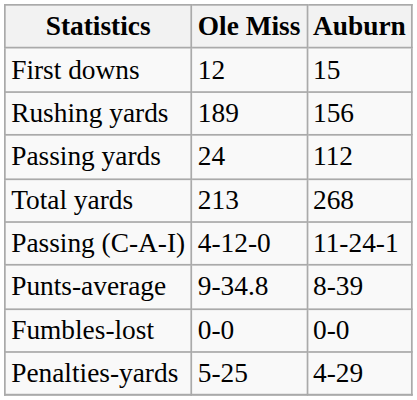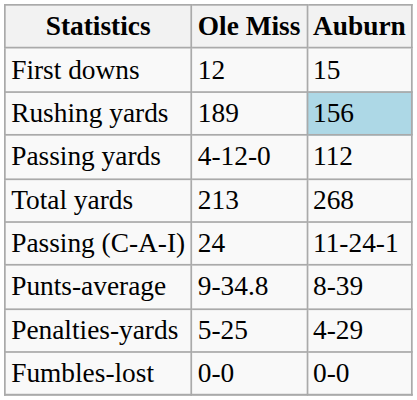(334, 112) no background -> (334, 112) lightblue background
(211, 156) 24 -> (234, 156) 4-12-0
(234, 243) 4-12-0 -> (211, 243) 24
rows swapped: (83, 329) <-> (95, 373)
